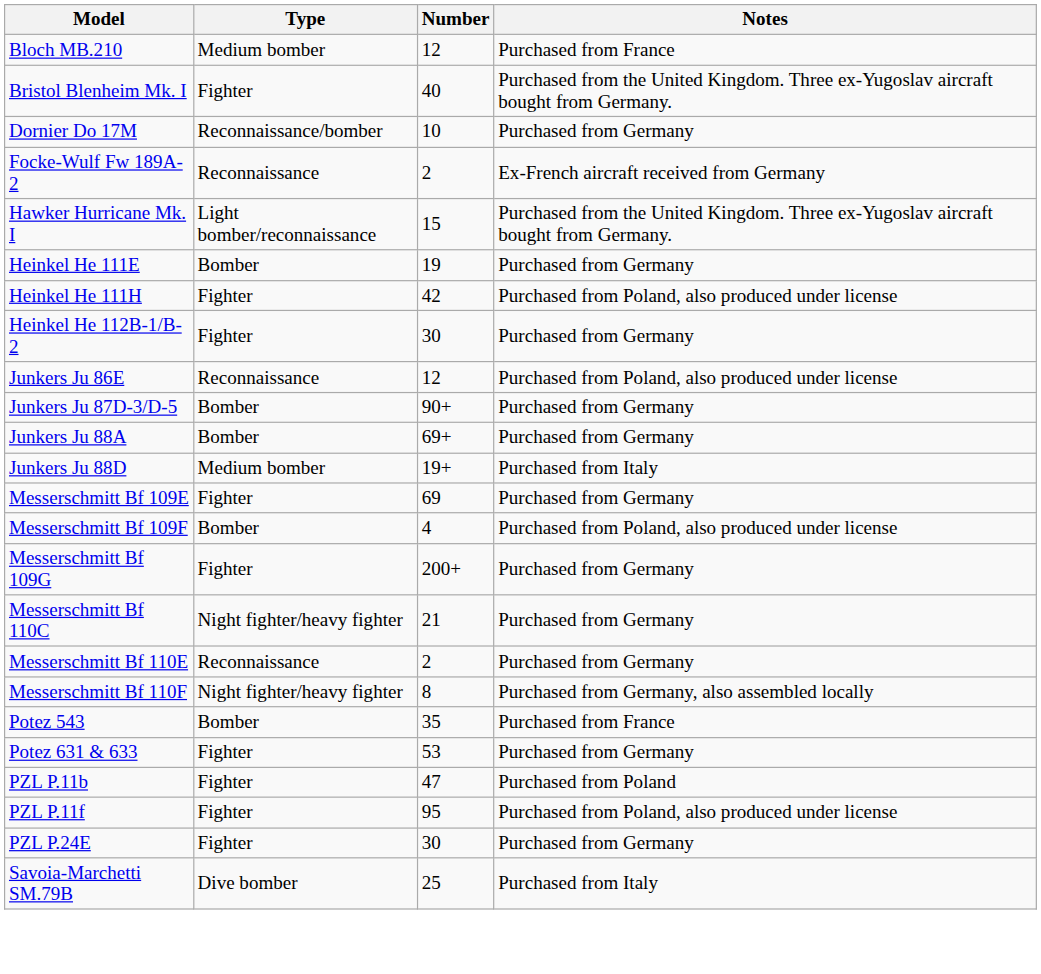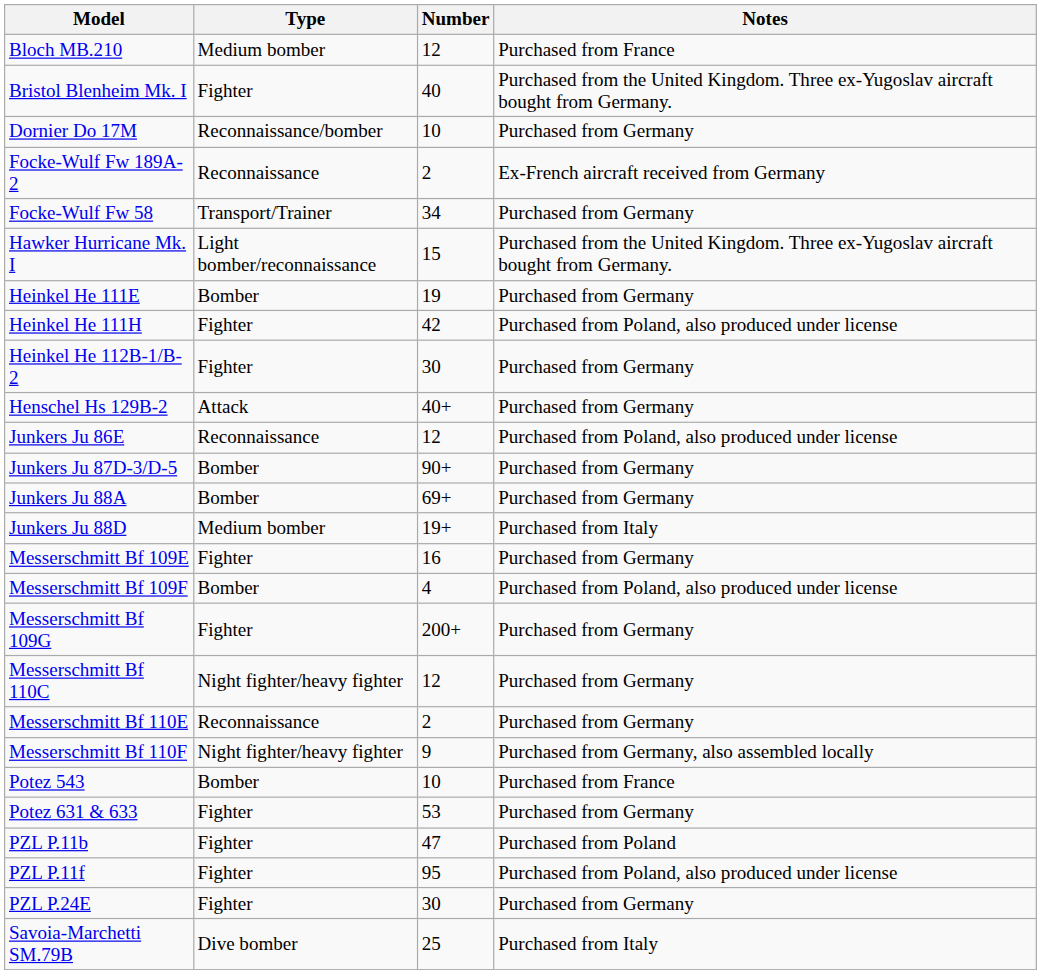+ row: (81, 213)
+ row: (88, 407)
(431, 497) 69 -> (431, 558) 16
(431, 620) 21 -> (431, 680) 12
(427, 691) 8 -> (427, 752) 9
(431, 721) 35 -> (431, 782) 10
